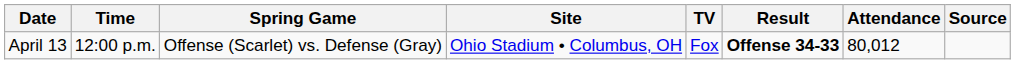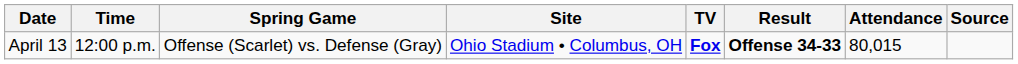(704, 46) normal -> (705, 46) bold
(873, 46) 80,012 -> (875, 46) 80,015
